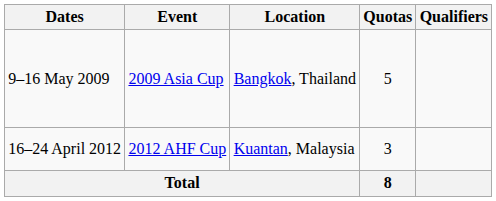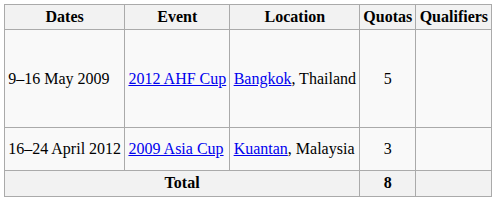(176, 78) 2009 Asia Cup -> (177, 78) 2012 AHF Cup
(177, 148) 2012 AHF Cup -> (176, 148) 2009 Asia Cup
